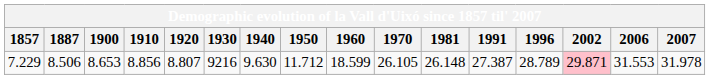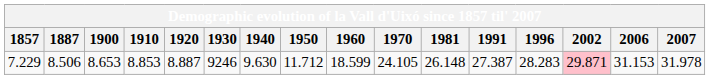(144, 62) 8.856 -> (144, 62) 8.853
(184, 62) 8.807 -> (184, 62) 8.887
(222, 62) 9216 -> (222, 62) 9246
(398, 62) 26.105 -> (398, 62) 24.105
(540, 62) 28.789 -> (540, 62) 28.283
(634, 62) 31.553 -> (634, 62) 31.153
